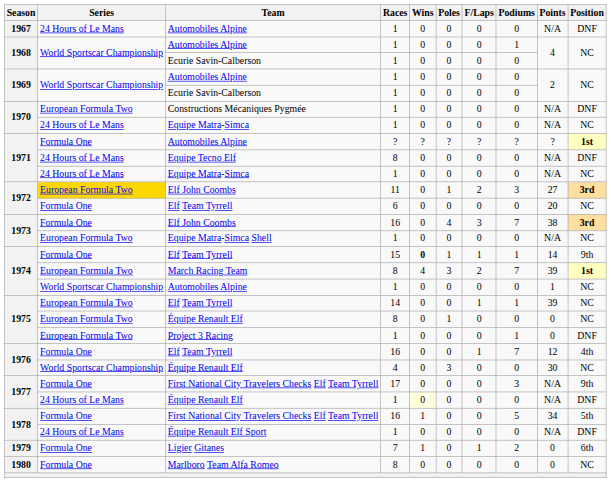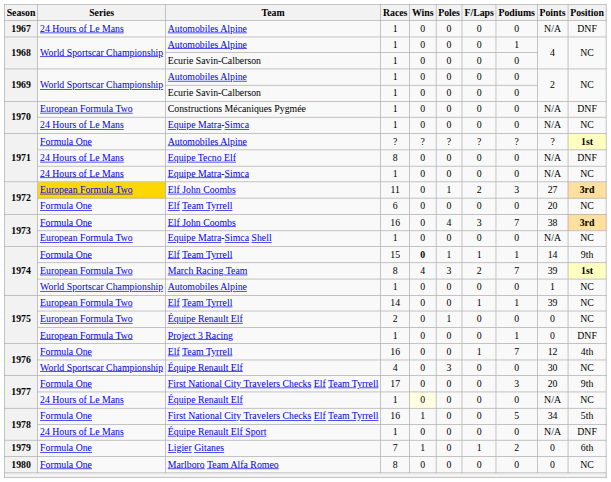(395, 319) 8 -> (395, 319) 2
(553, 384) N/A -> (553, 384) 20
(587, 400) DNF -> (587, 400) NC
